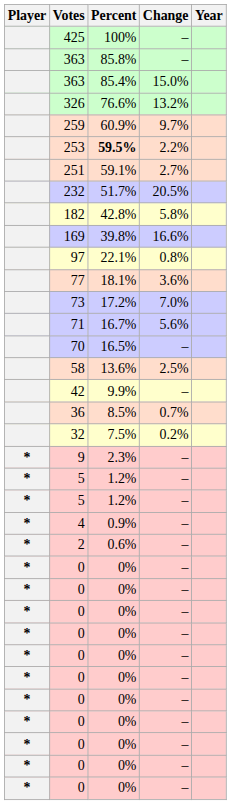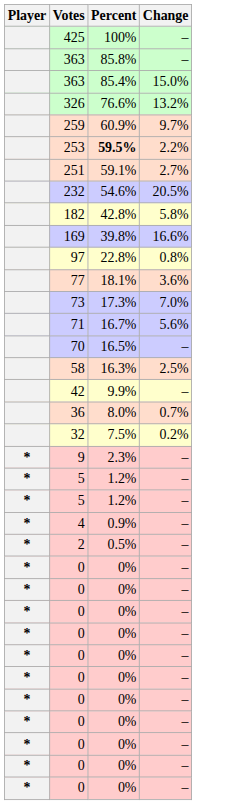- column: (209, 15)
(118, 192) 51.7% -> (118, 192) 54.6%
(118, 258) 22.1% -> (118, 258) 22.8%
(118, 302) 17.2% -> (118, 302) 17.3%
(118, 368) 13.6% -> (118, 368) 16.3%
(122, 412) 8.5% -> (122, 412) 8.0%
(122, 545) 0.6% -> (122, 545) 0.5%
